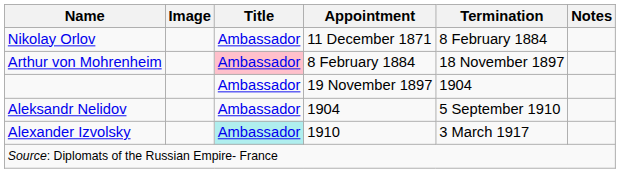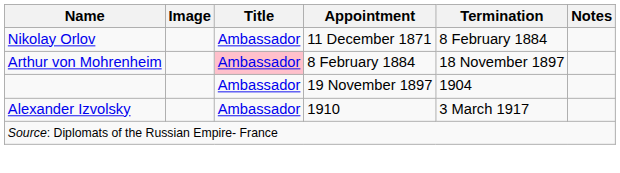- row: (67, 109)
(259, 132) paleturquoise background -> (259, 109) no background
